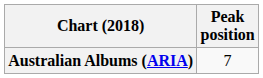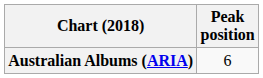(228, 60) 7 -> (228, 60) 6
